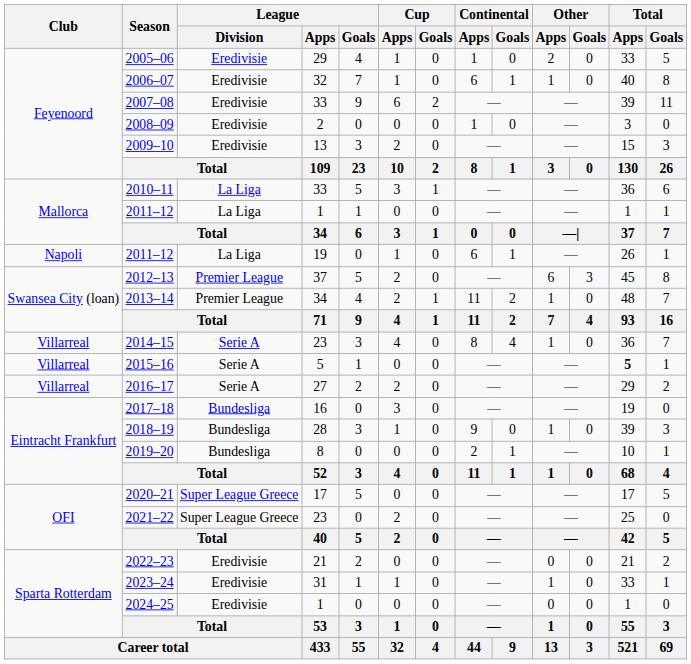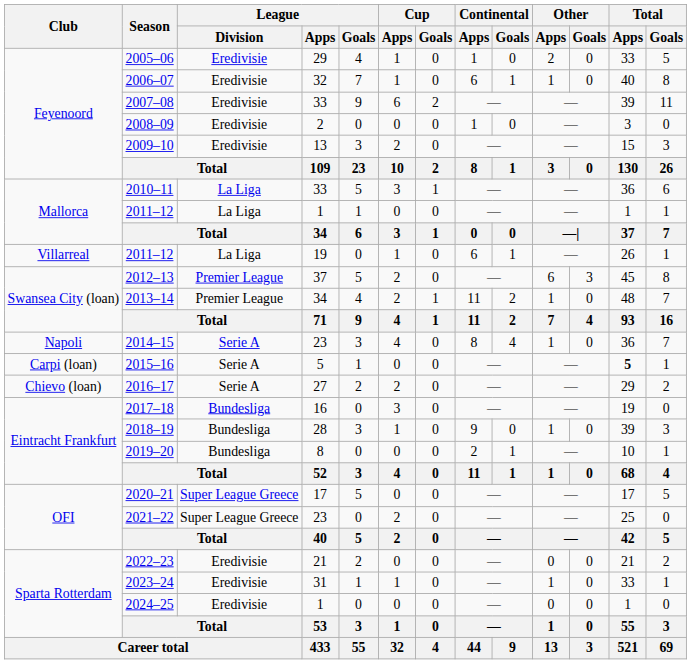(63, 255) Napoli -> (63, 255) Villarreal
(63, 342) Villarreal -> (63, 342) Napoli
(63, 364) Villarreal -> (63, 364) Carpi (loan)
(63, 386) Villarreal -> (63, 386) Chievo (loan)
